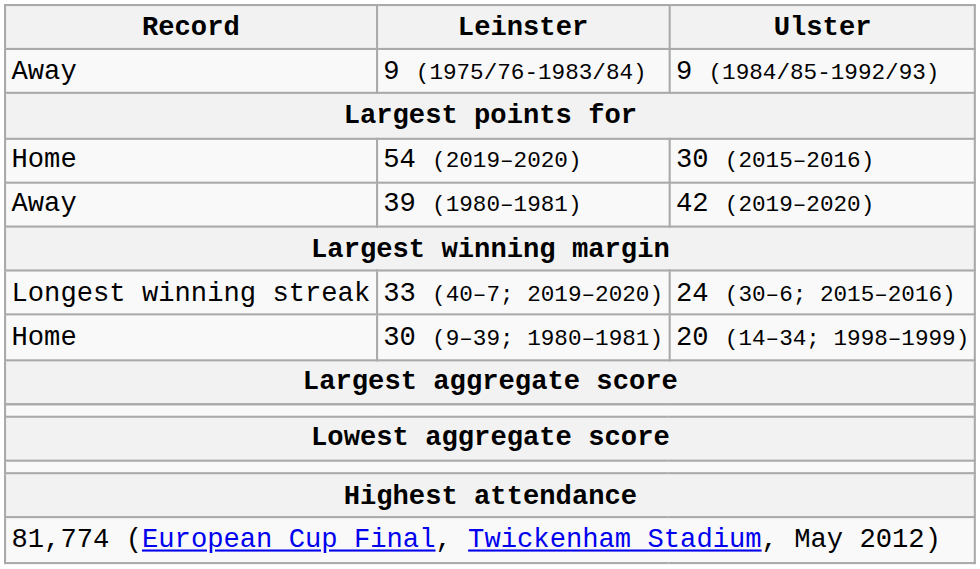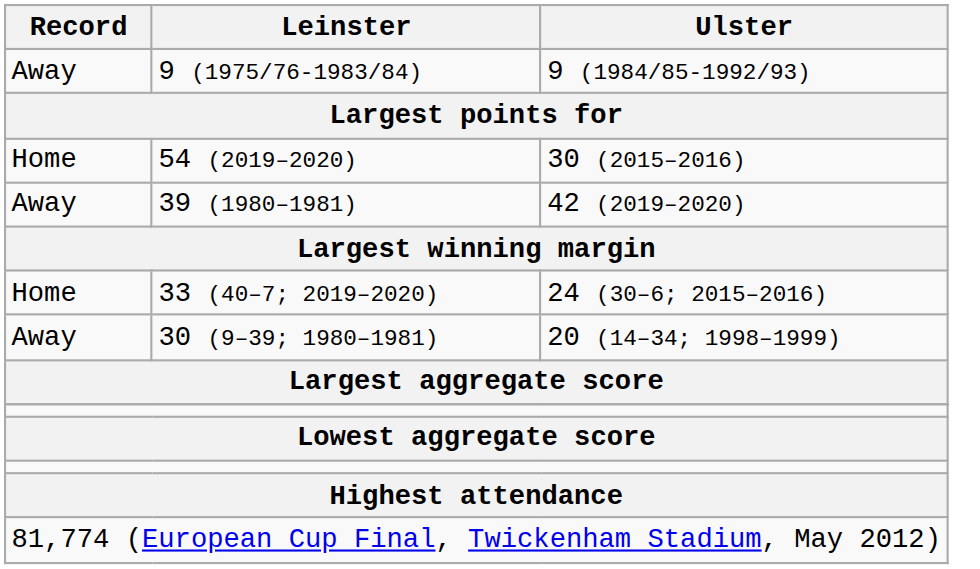(191, 293) Longest winning streak -> (44, 293) Home
(44, 337) Home -> (44, 337) Away
